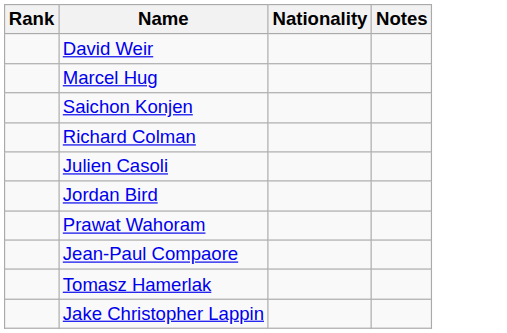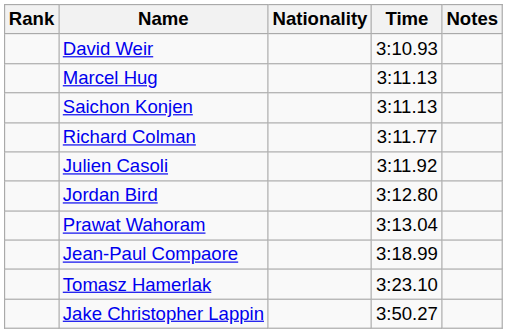+ column: (407, 19)
